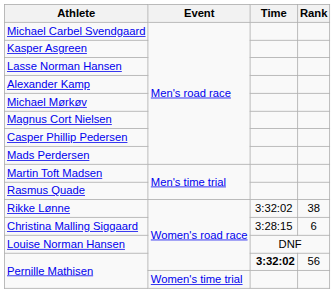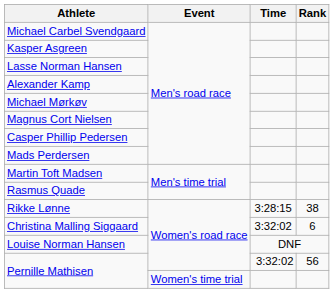(274, 209) 3:32:02 -> (273, 209) 3:28:15
(274, 227) 3:28:15 -> (273, 227) 3:32:02
(274, 262) bold -> (273, 262) normal
